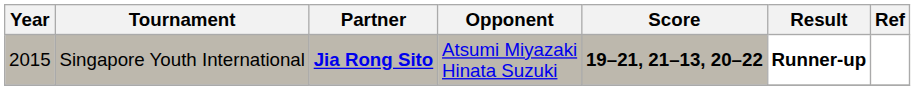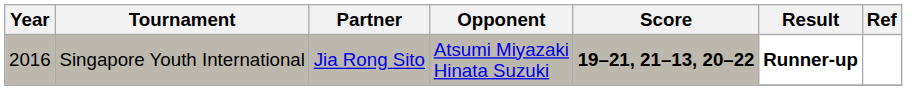(30, 60) 2015 -> (30, 60) 2016
(373, 60) bold -> (369, 60) normal
